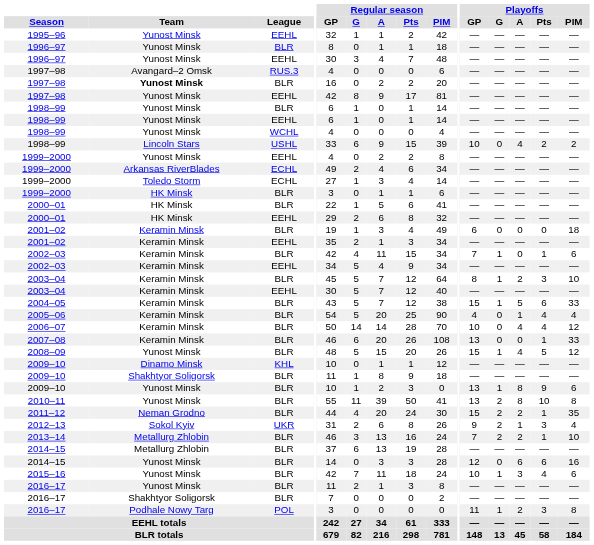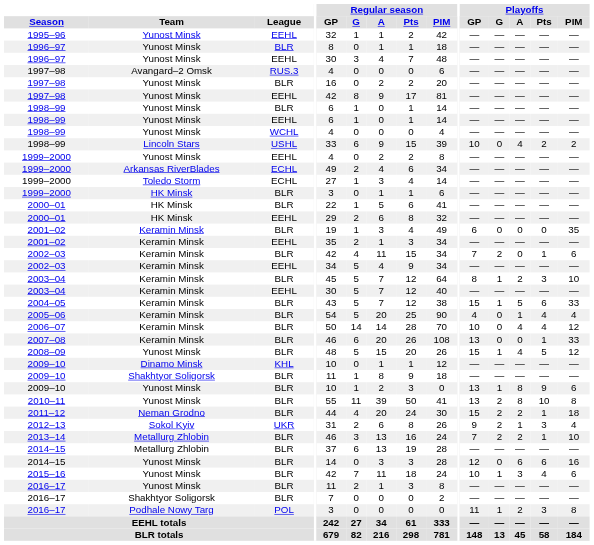(172, 83) bold -> (172, 83) normal
(574, 229) 18 -> (574, 229) 35
(499, 254) 1 -> (499, 254) 2
(574, 412) 35 -> (574, 412) 18
